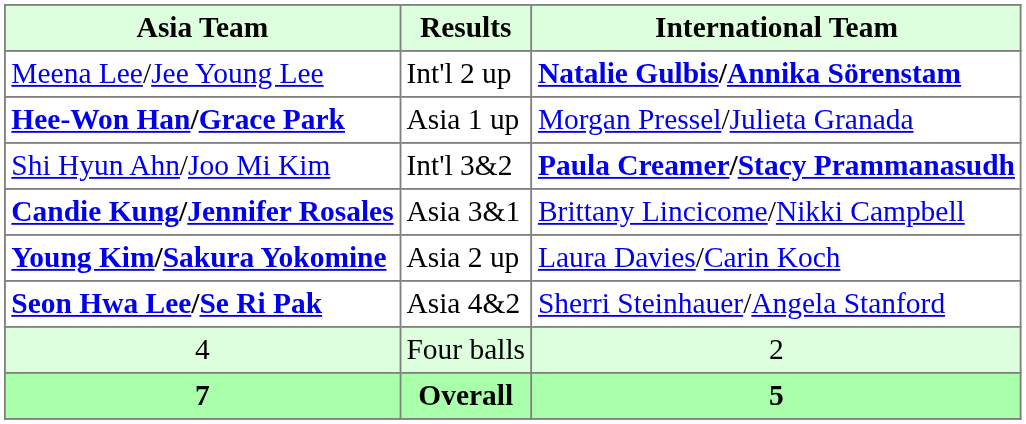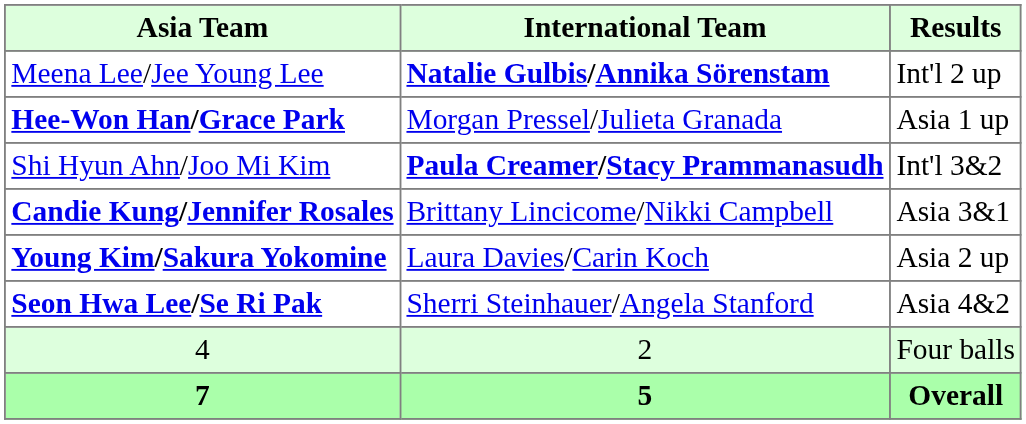columns swapped: (466, 27) <-> (776, 27)
